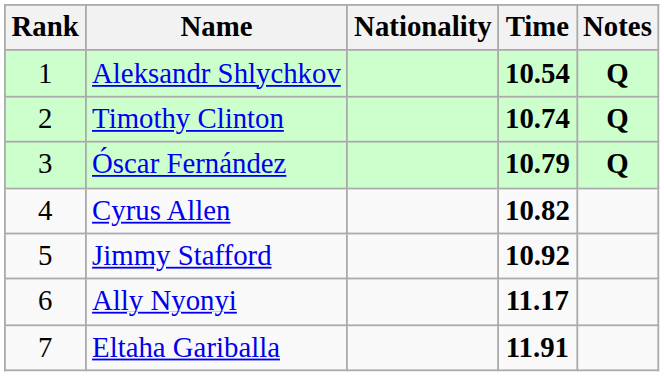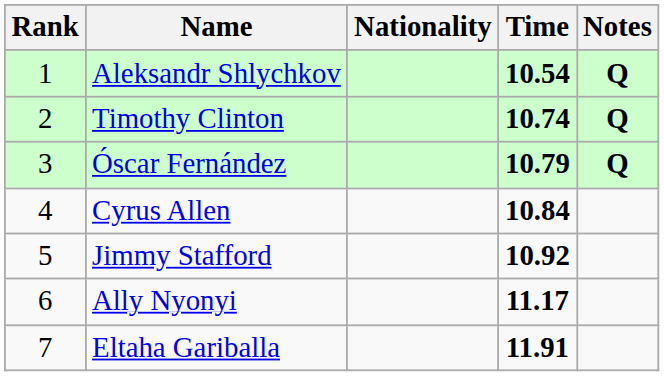(537, 210) 10.82 -> (537, 210) 10.84
